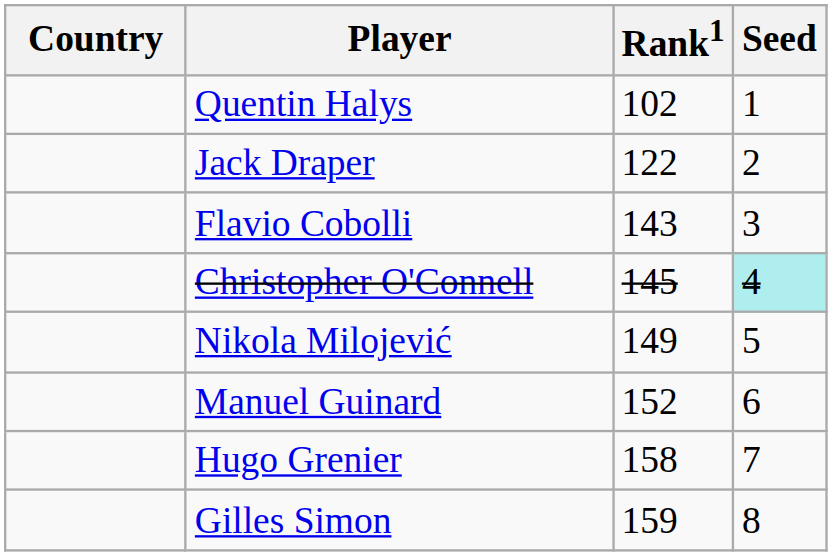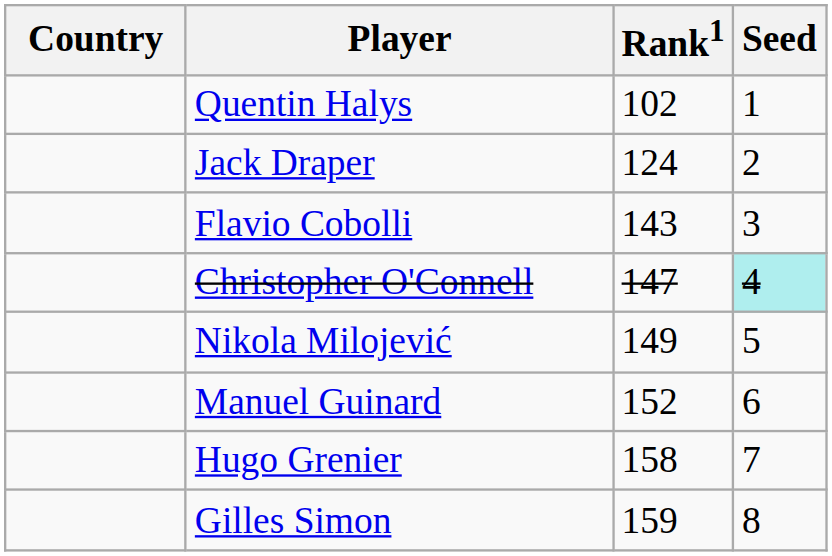(650, 163) 122 -> (650, 163) 124
(650, 281) 145 -> (650, 281) 147
